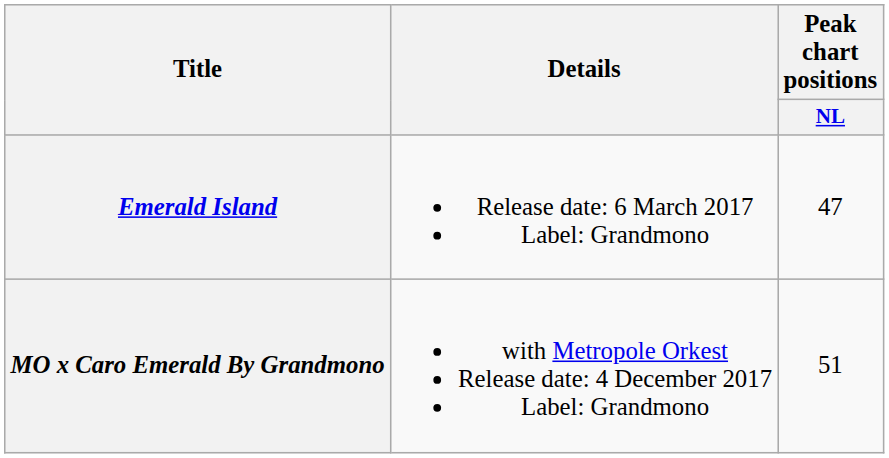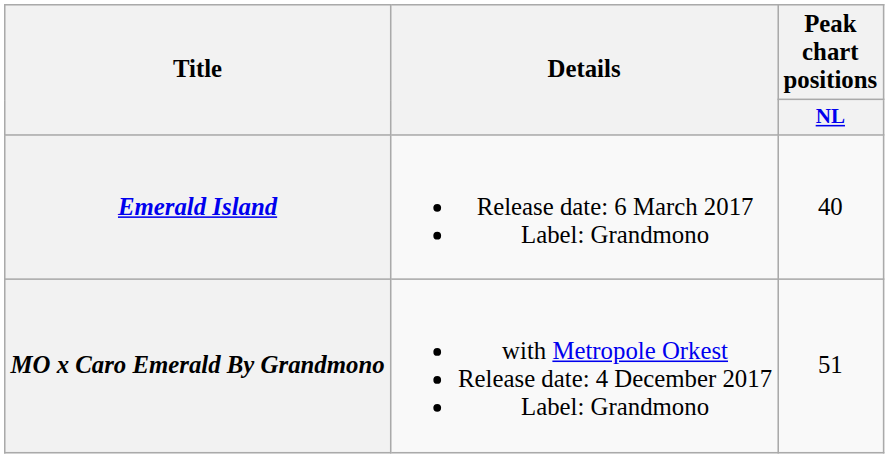(830, 206) 47 -> (830, 206) 40
